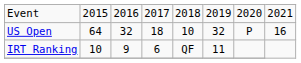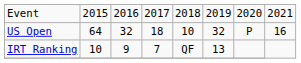(157, 49) 6 -> (157, 49) 7
(218, 49) 11 -> (218, 49) 13
